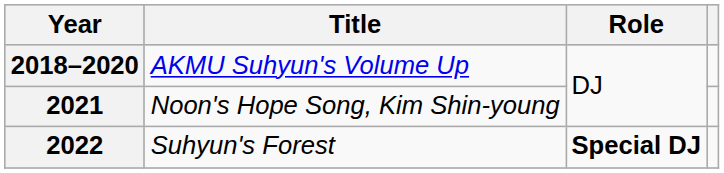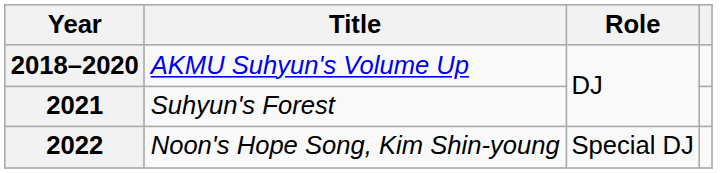(355, 106) Noon's Hope Song, Kim Shin-young -> (243, 106) Suhyun's Forest
(243, 146) Suhyun's Forest -> (355, 146) Noon's Hope Song, Kim Shin-young
(636, 146) bold -> (633, 146) normal
